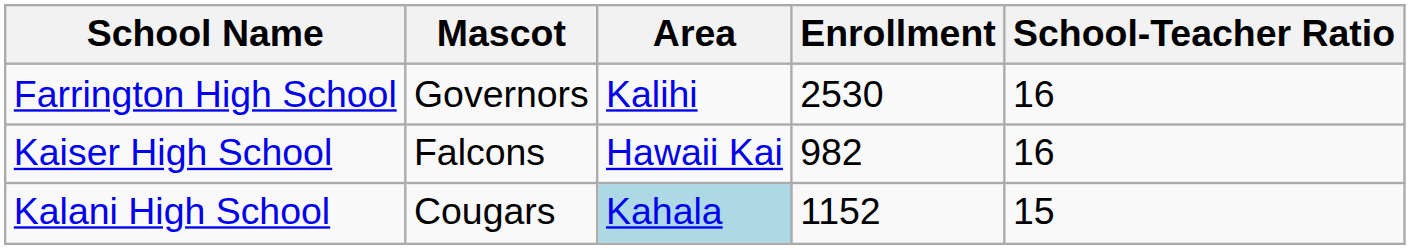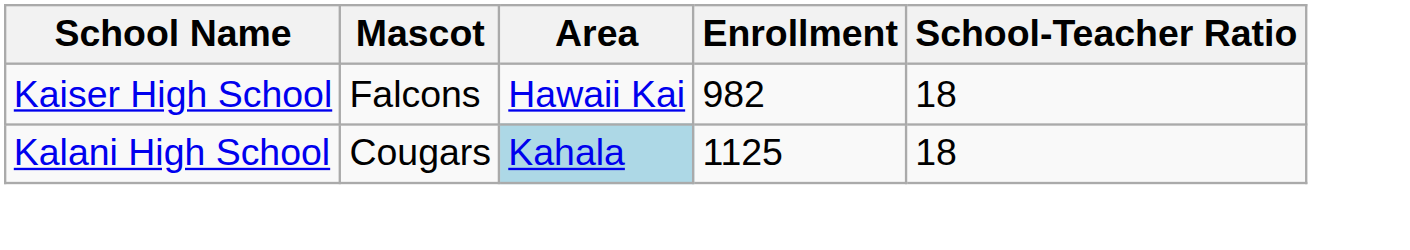- row: (205, 93)
(1034, 152) 16 -> (936, 93) 18
(840, 212) 1152 -> (743, 152) 1125
(1034, 212) 15 -> (936, 152) 18
